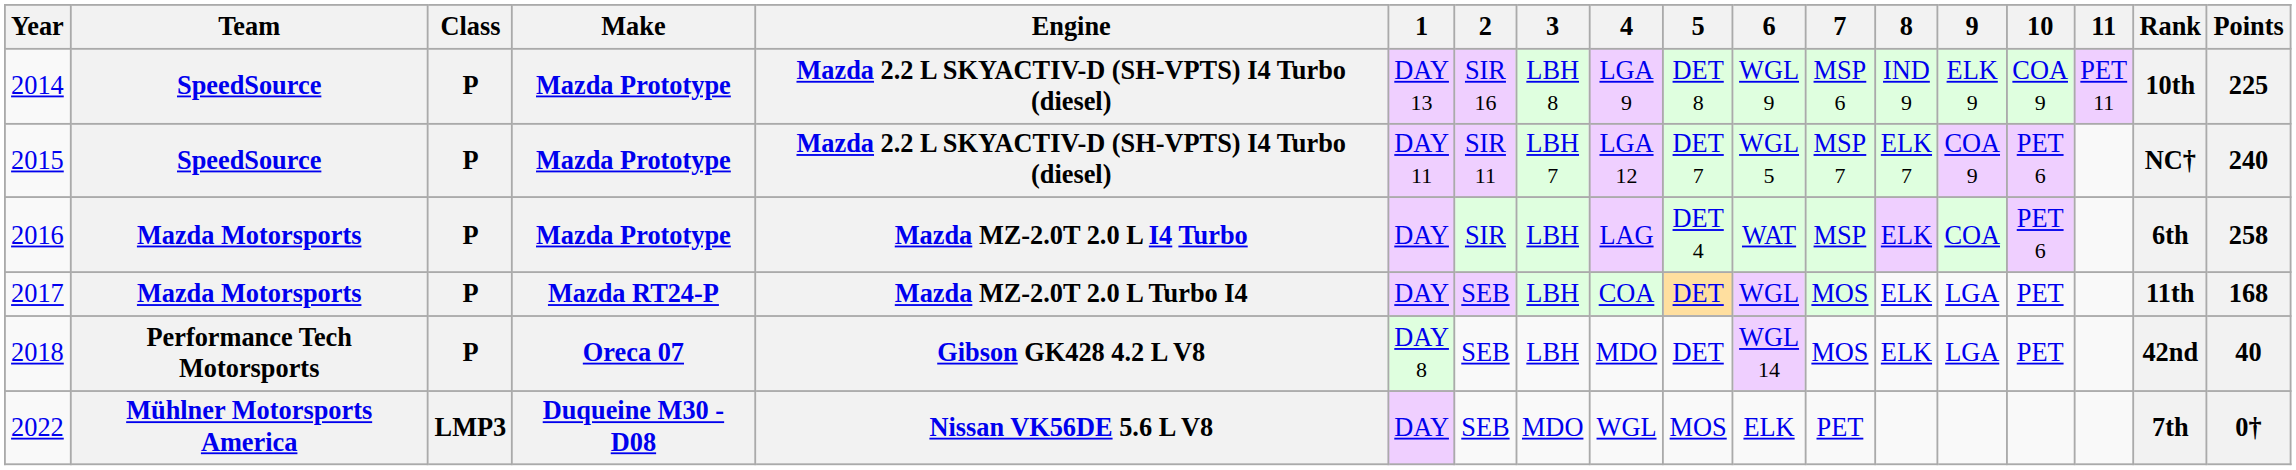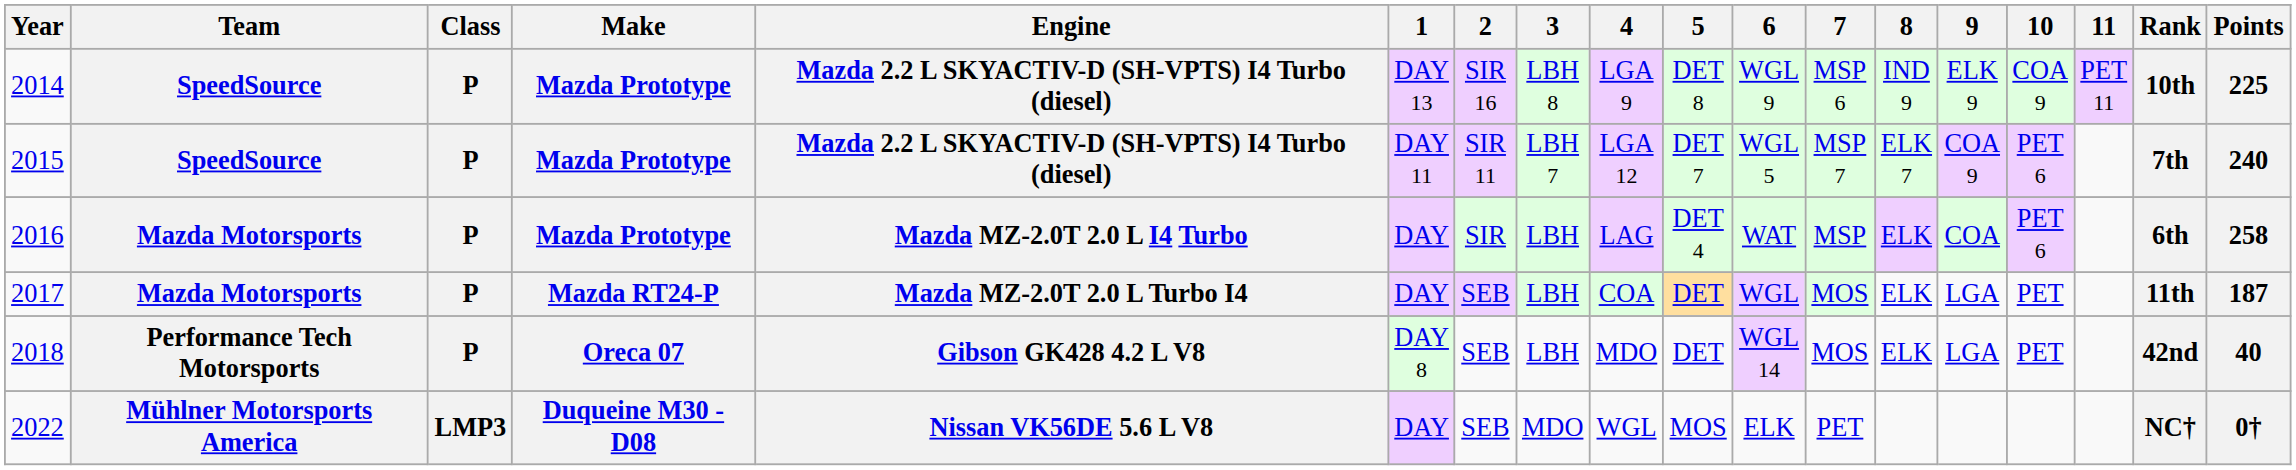(2170, 160) NC† -> (2170, 160) 7th
(2249, 293) 168 -> (2249, 293) 187
(2170, 427) 7th -> (2170, 427) NC†
